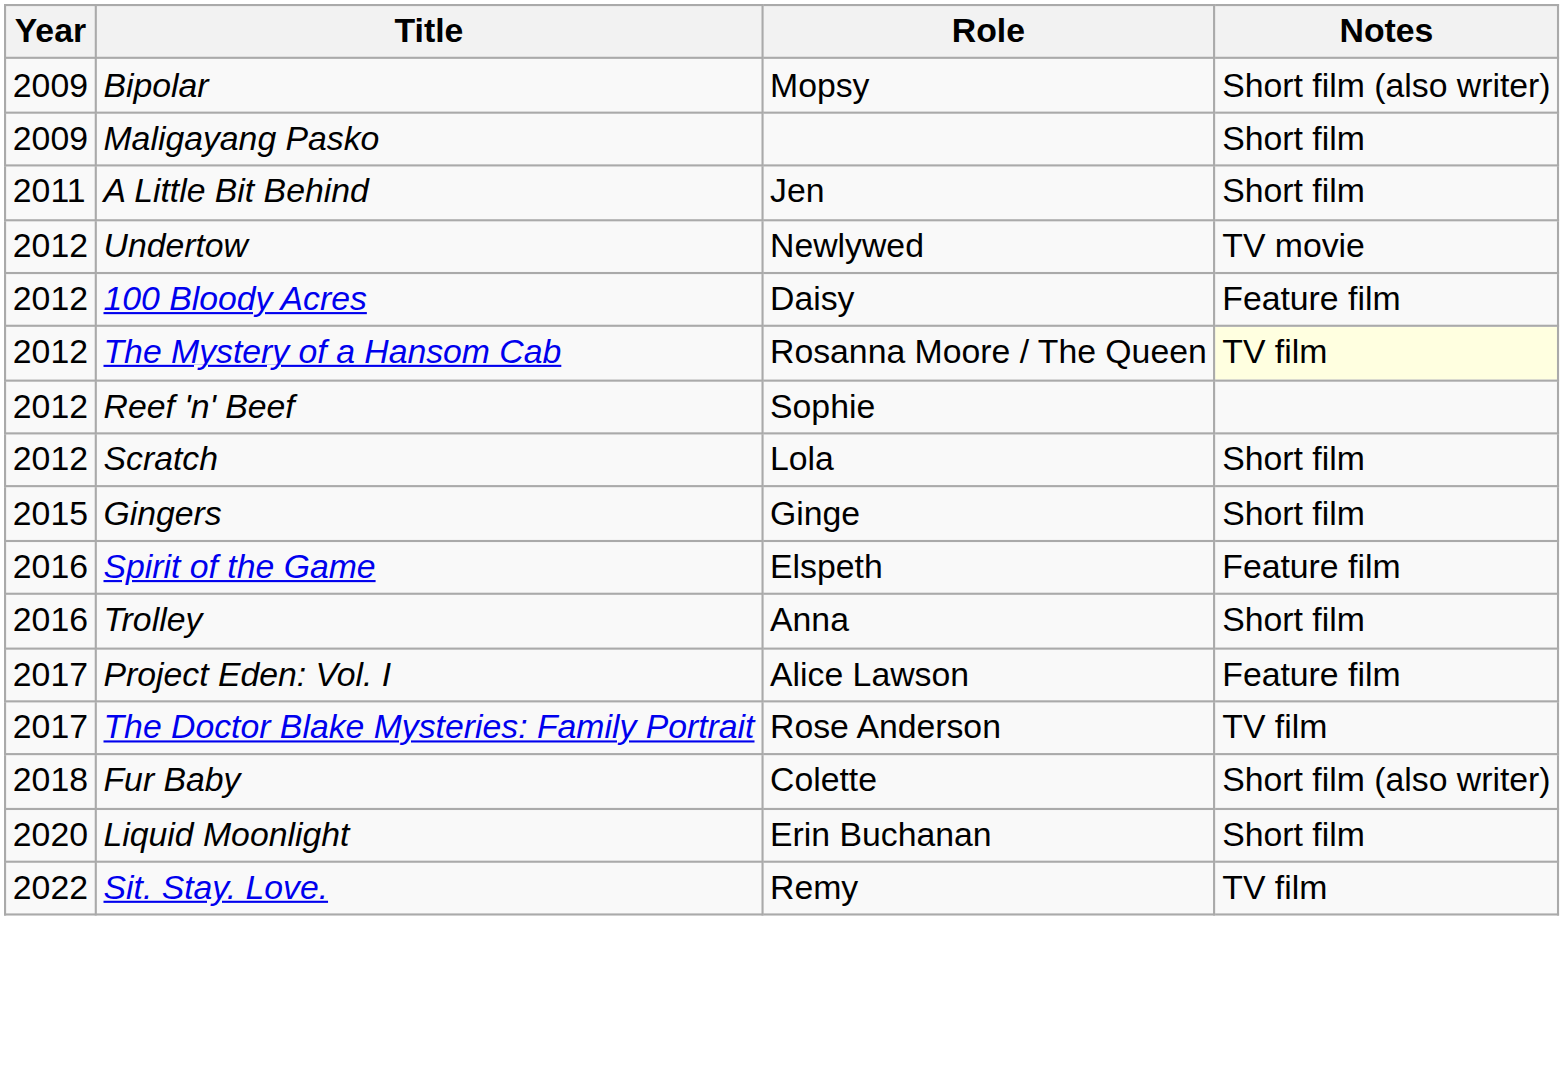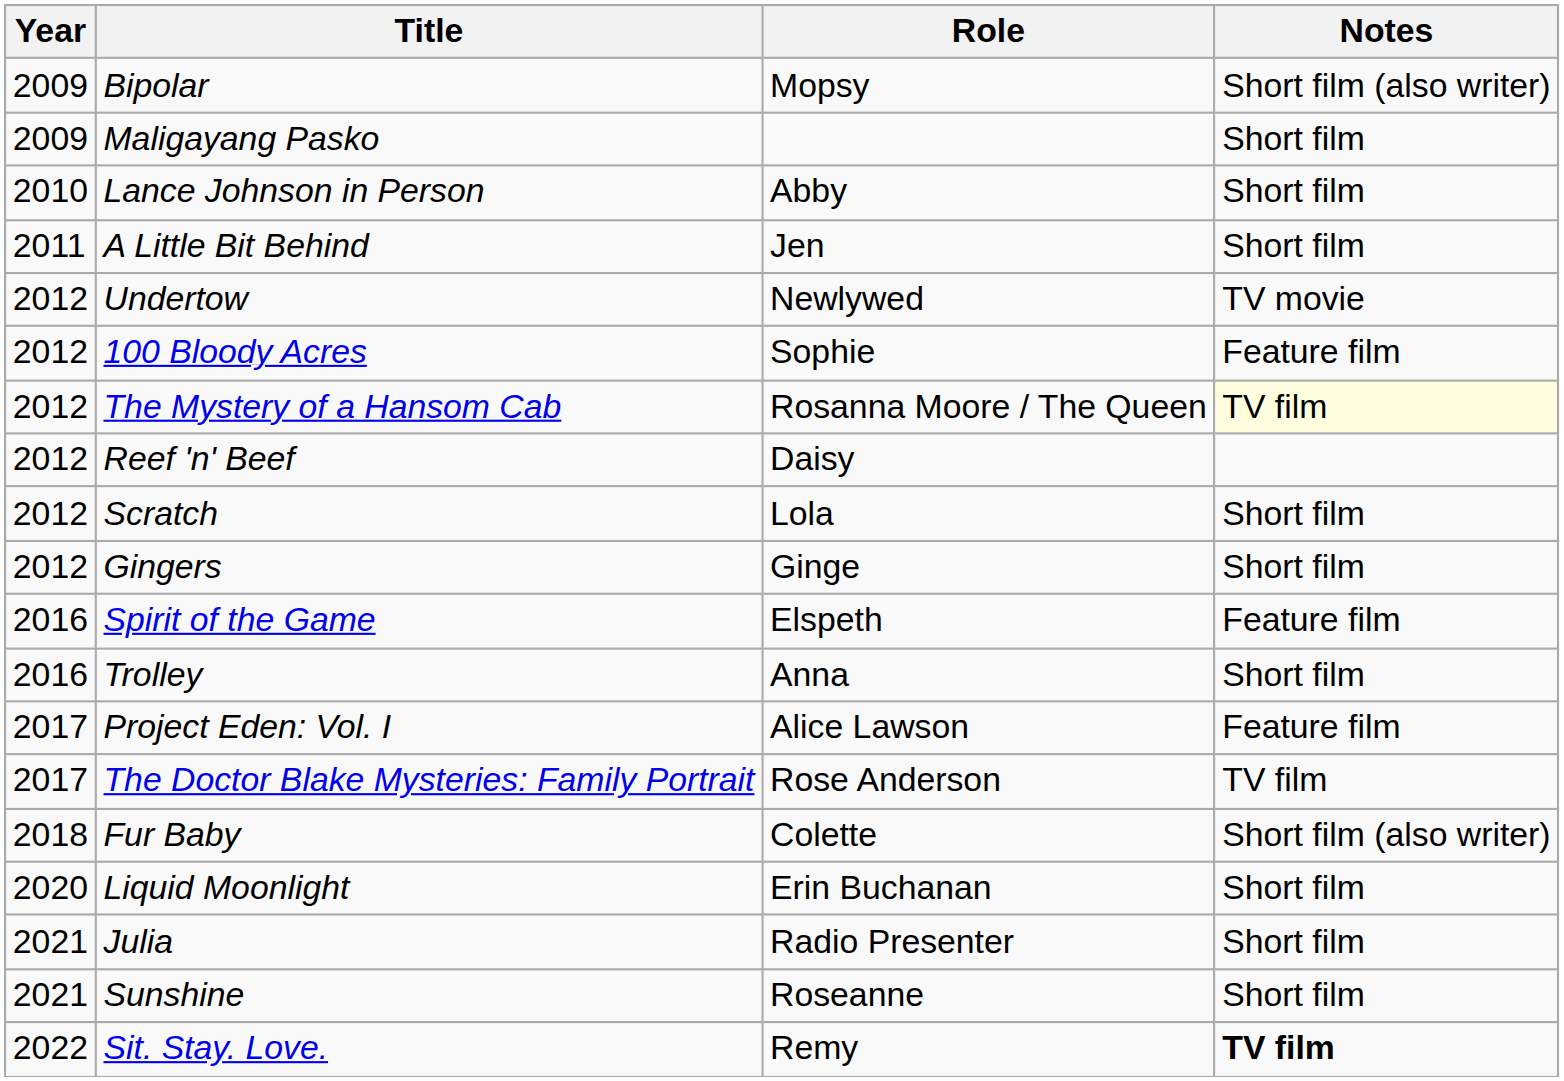+ row: (294, 191)
(812, 298) Daisy -> (823, 352) Sophie
(823, 406) Sophie -> (812, 459) Daisy
(50, 513) 2015 -> (50, 566) 2012
+ row: (138, 941)
+ row: (174, 995)
(1275, 887) normal -> (1279, 1048) bold
